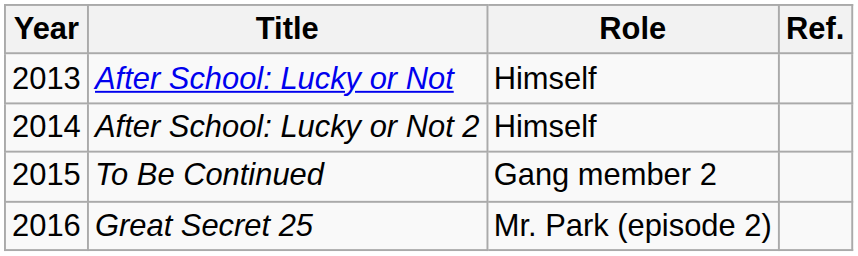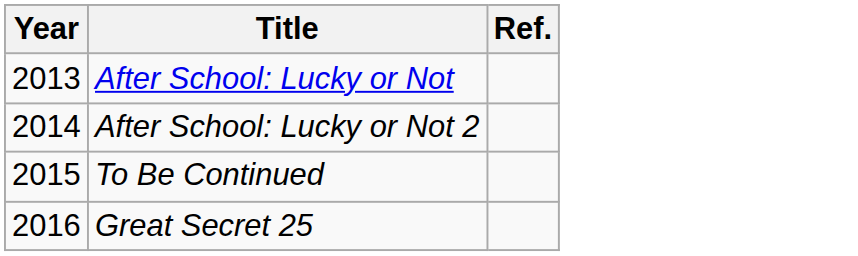- column: (633, 28)
